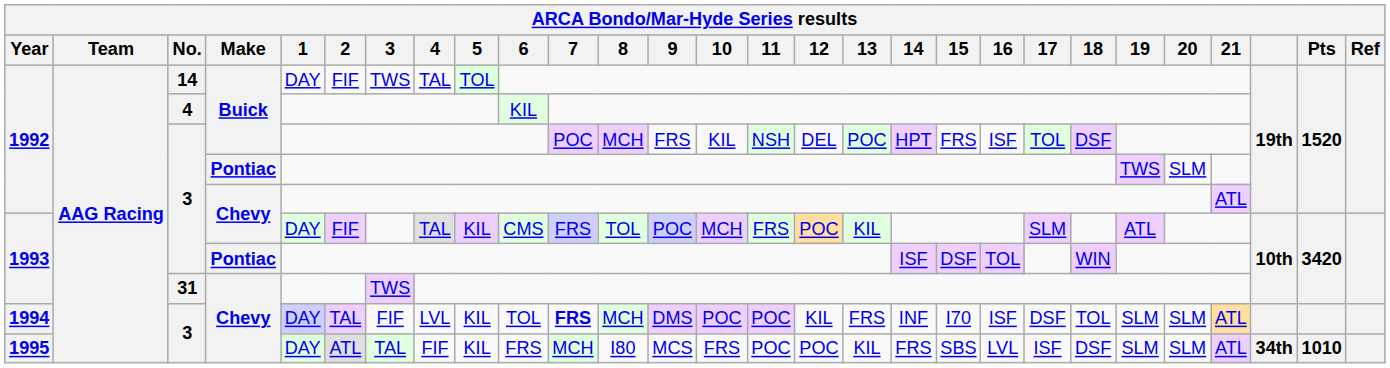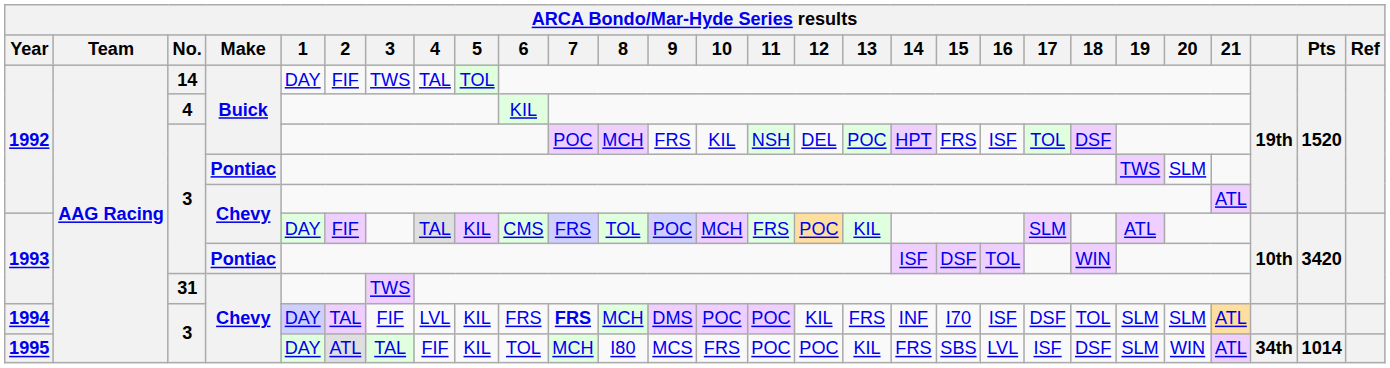(523, 318) TOL -> (523, 318) FRS
(523, 348) FRS -> (523, 348) TOL
(1188, 348) SLM -> (1188, 348) WIN
(1322, 348) 1010 -> (1322, 348) 1014
